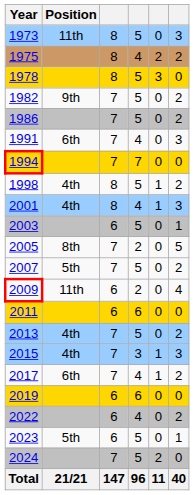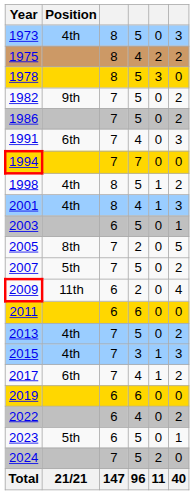(71, 35) 11th -> (71, 35) 4th
